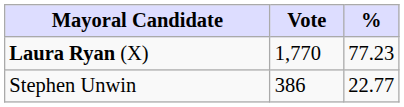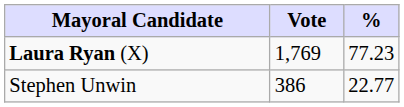(298, 53) 1,770 -> (298, 53) 1,769
